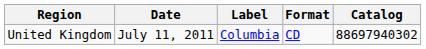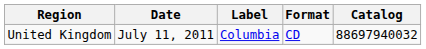(377, 35) 88697940302 -> (377, 35) 88697940032
